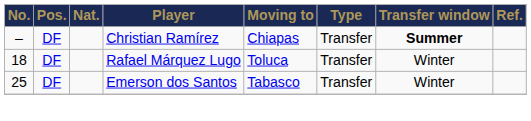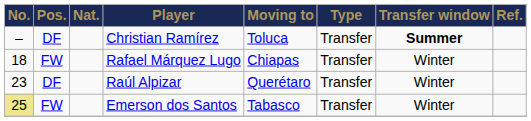(273, 37) Chiapas -> (268, 37) Toluca
(52, 60) DF -> (52, 60) FW
(268, 60) Toluca -> (273, 60) Chiapas
+ row: (144, 82)
(19, 82) no background -> (19, 104) khaki background
(52, 82) DF -> (52, 104) FW
